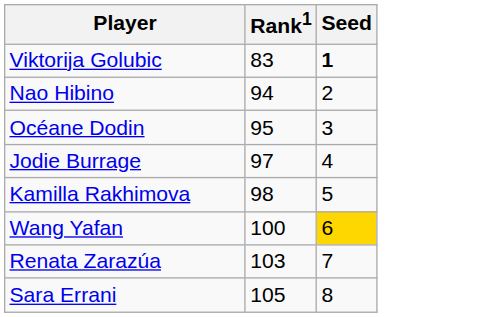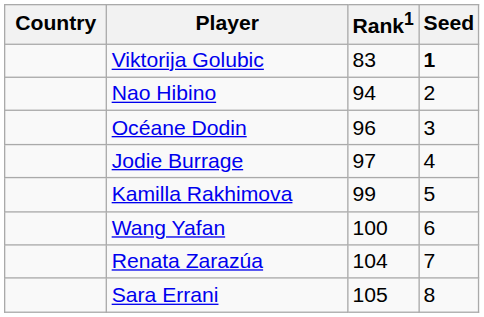+ column: (56, 24)
(262, 127) 95 -> (364, 127) 96
(262, 194) 98 -> (364, 194) 99
(327, 227) gold background -> (429, 227) no background
(268, 261) 103 -> (370, 261) 104
